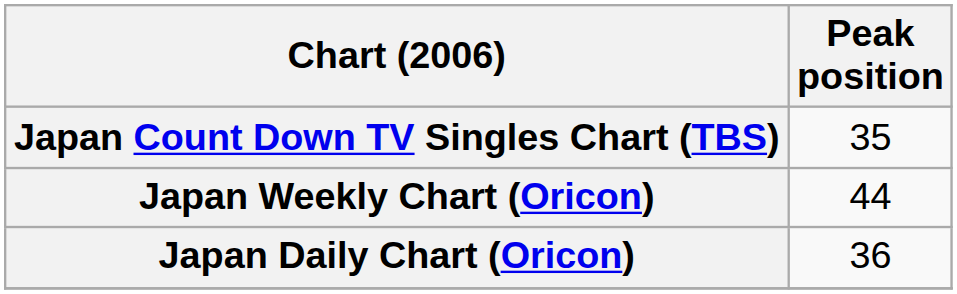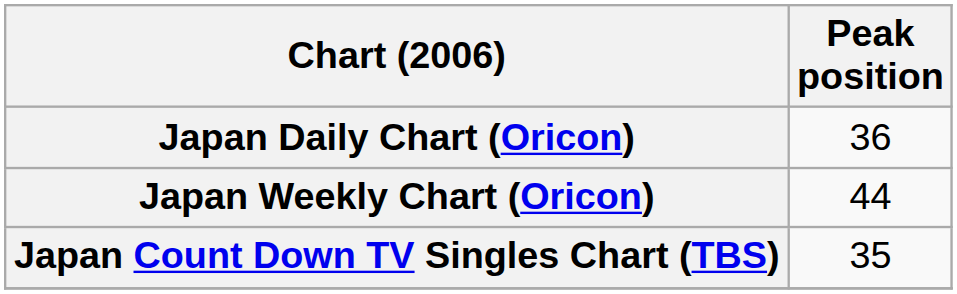rows swapped: (397, 256) <-> (397, 136)
